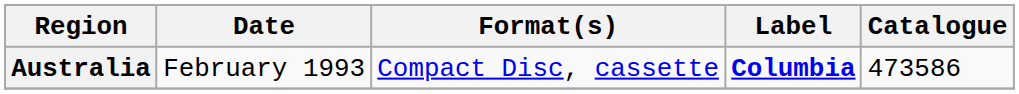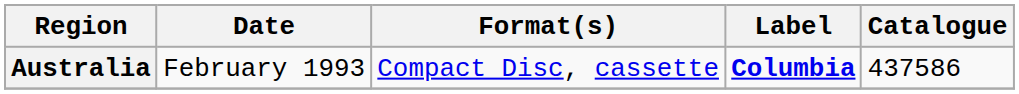(914, 68) 473586 -> (914, 68) 437586
